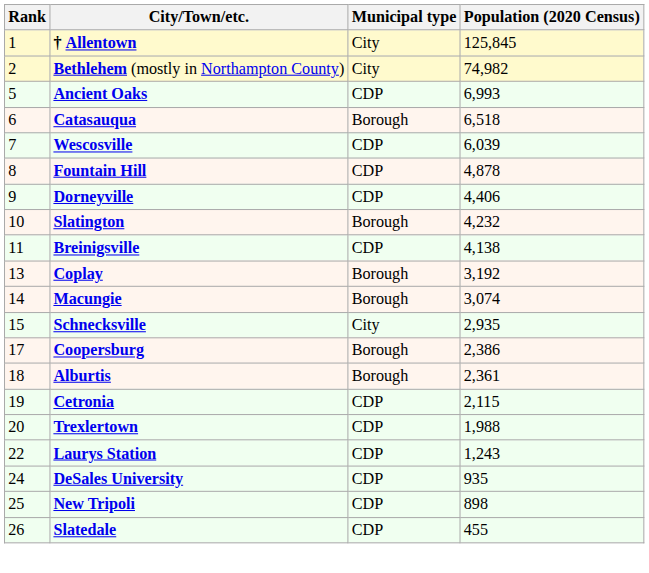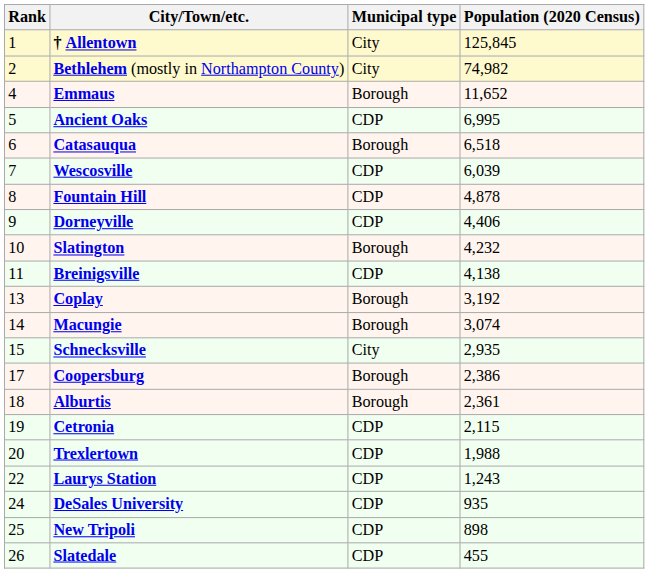+ row: (84, 94)
(482, 94) 6,993 -> (482, 119) 6,995
